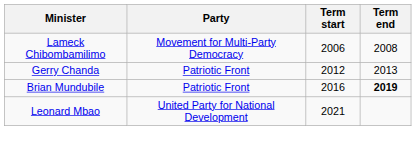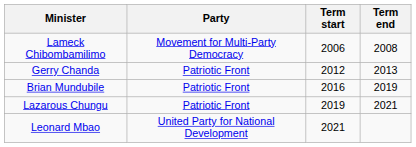(386, 88) bold -> (386, 88) normal
+ row: (65, 105)
